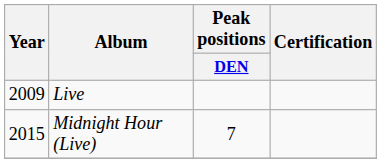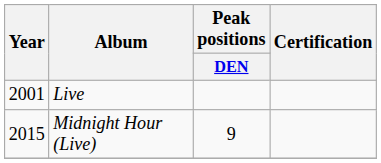(27, 94) 2009 -> (27, 94) 2001
(231, 133) 7 -> (231, 133) 9
